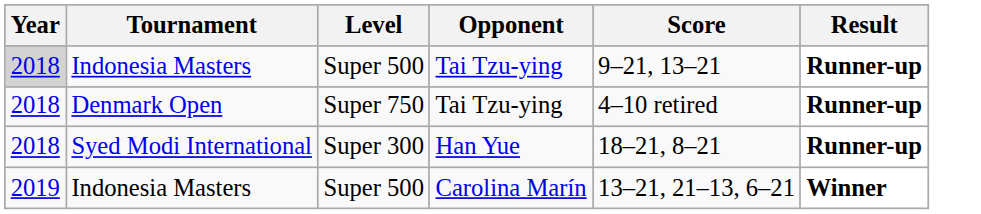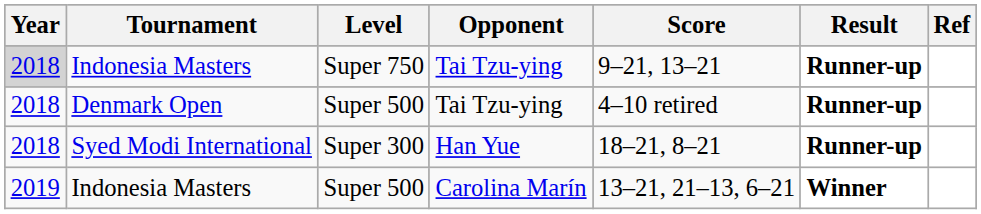+ column: (952, 25)
(374, 65) Super 500 -> (374, 65) Super 750
(374, 106) Super 750 -> (374, 106) Super 500
